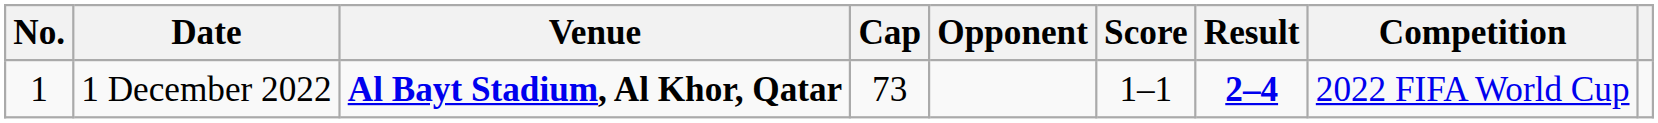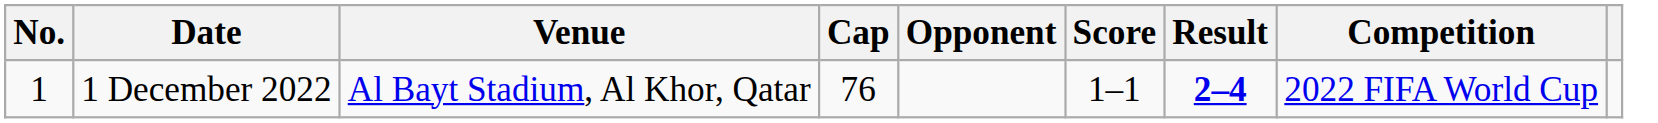(595, 88) bold -> (579, 88) normal
(890, 88) 73 -> (858, 88) 76
